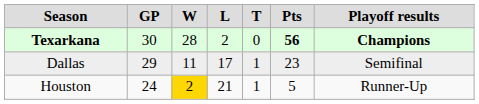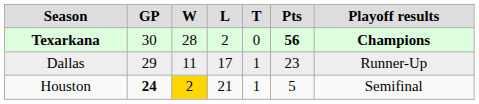(394, 63) Semifinal -> (394, 63) Runner-Up
(149, 87) normal -> (149, 87) bold
(394, 87) Runner-Up -> (394, 87) Semifinal
